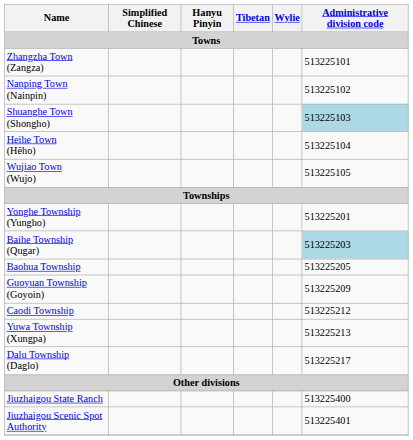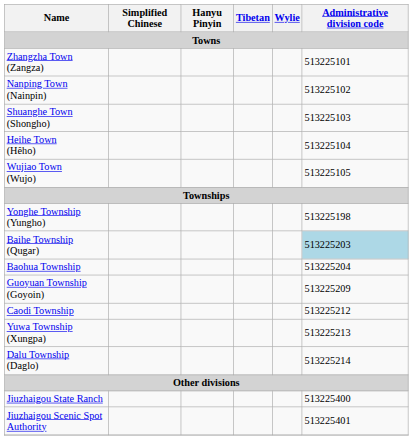(328, 117) lightblue background -> (328, 117) no background
(328, 217) 513225201 -> (328, 217) 513225198
(328, 267) 513225205 -> (328, 267) 513225204
(328, 360) 513225217 -> (328, 360) 513225214
